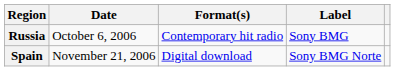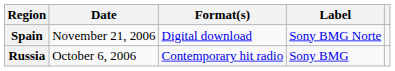rows swapped: (27, 35) <-> (27, 55)
